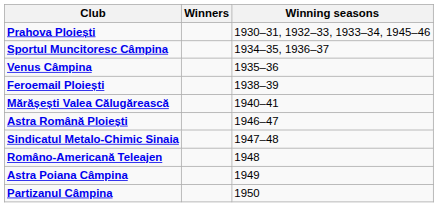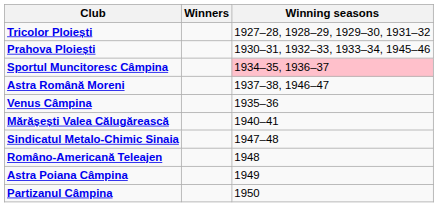+ row: (50, 32)
(282, 50) no background -> (282, 68) pink background
+ row: (66, 86)
- row: (56, 86)
- row: (67, 122)
